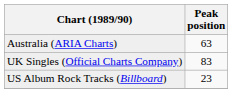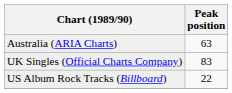(206, 79) 23 -> (206, 79) 22
